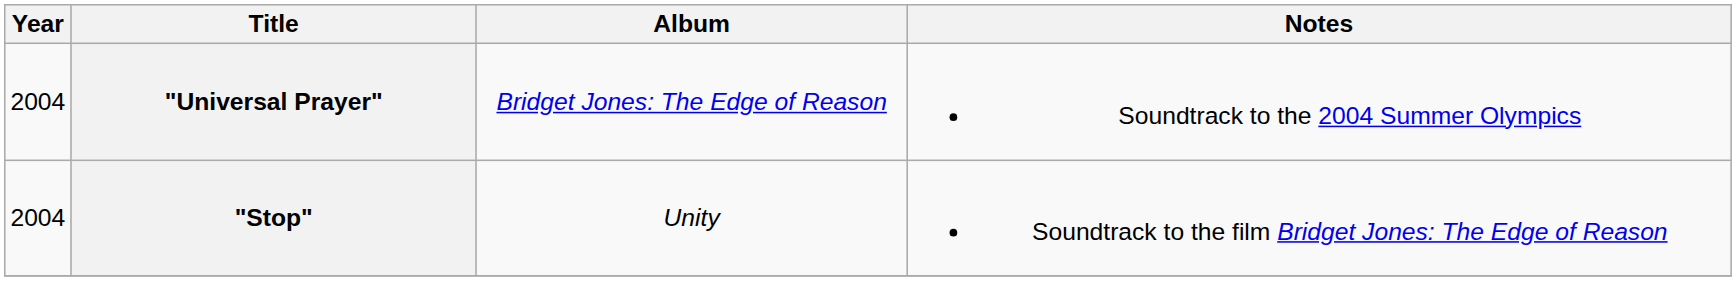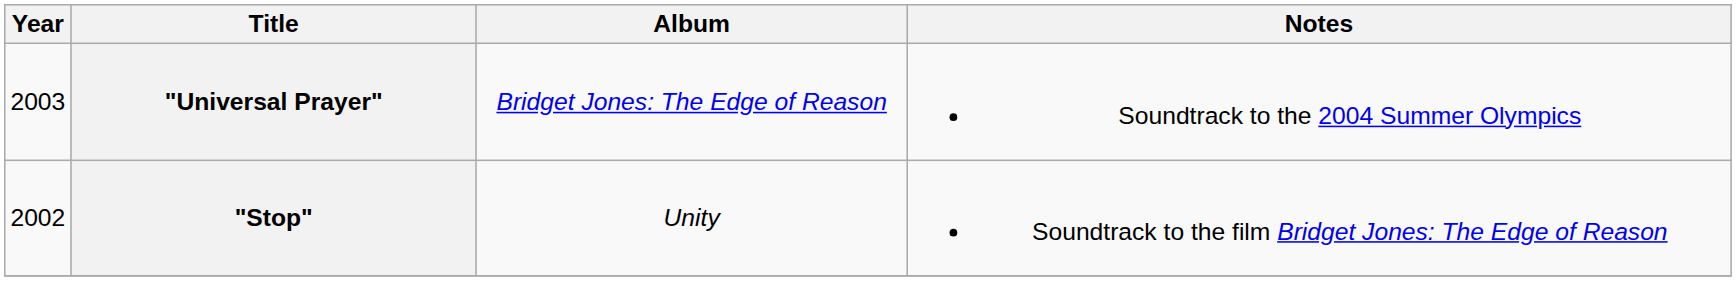(38, 101) 2004 -> (38, 101) 2003
(38, 217) 2004 -> (38, 217) 2002
